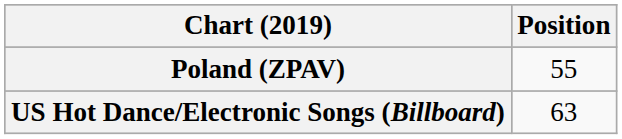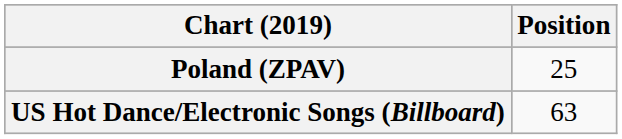(564, 68) 55 -> (564, 68) 25
